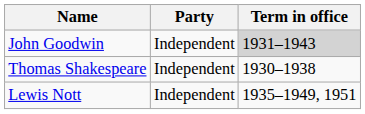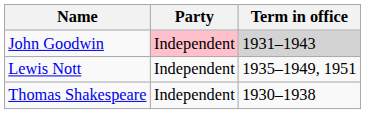(194, 43) no background -> (194, 43) pink background
rows swapped: (45, 95) <-> (77, 69)
